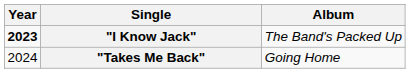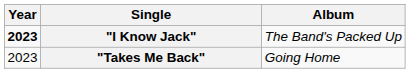(22, 57) 2024 -> (22, 57) 2023
